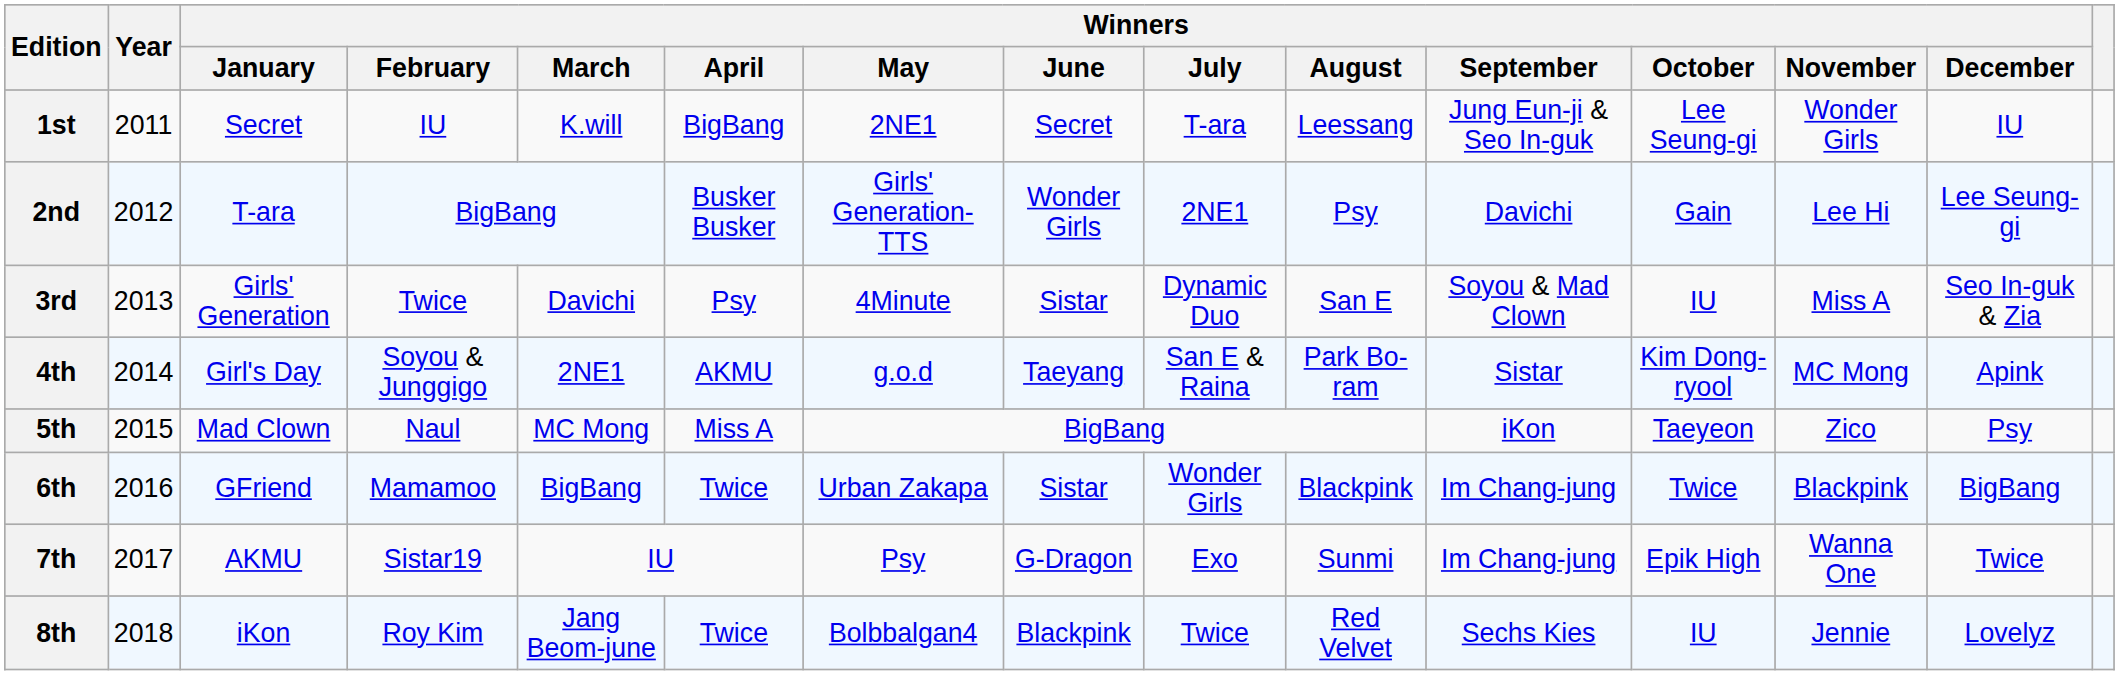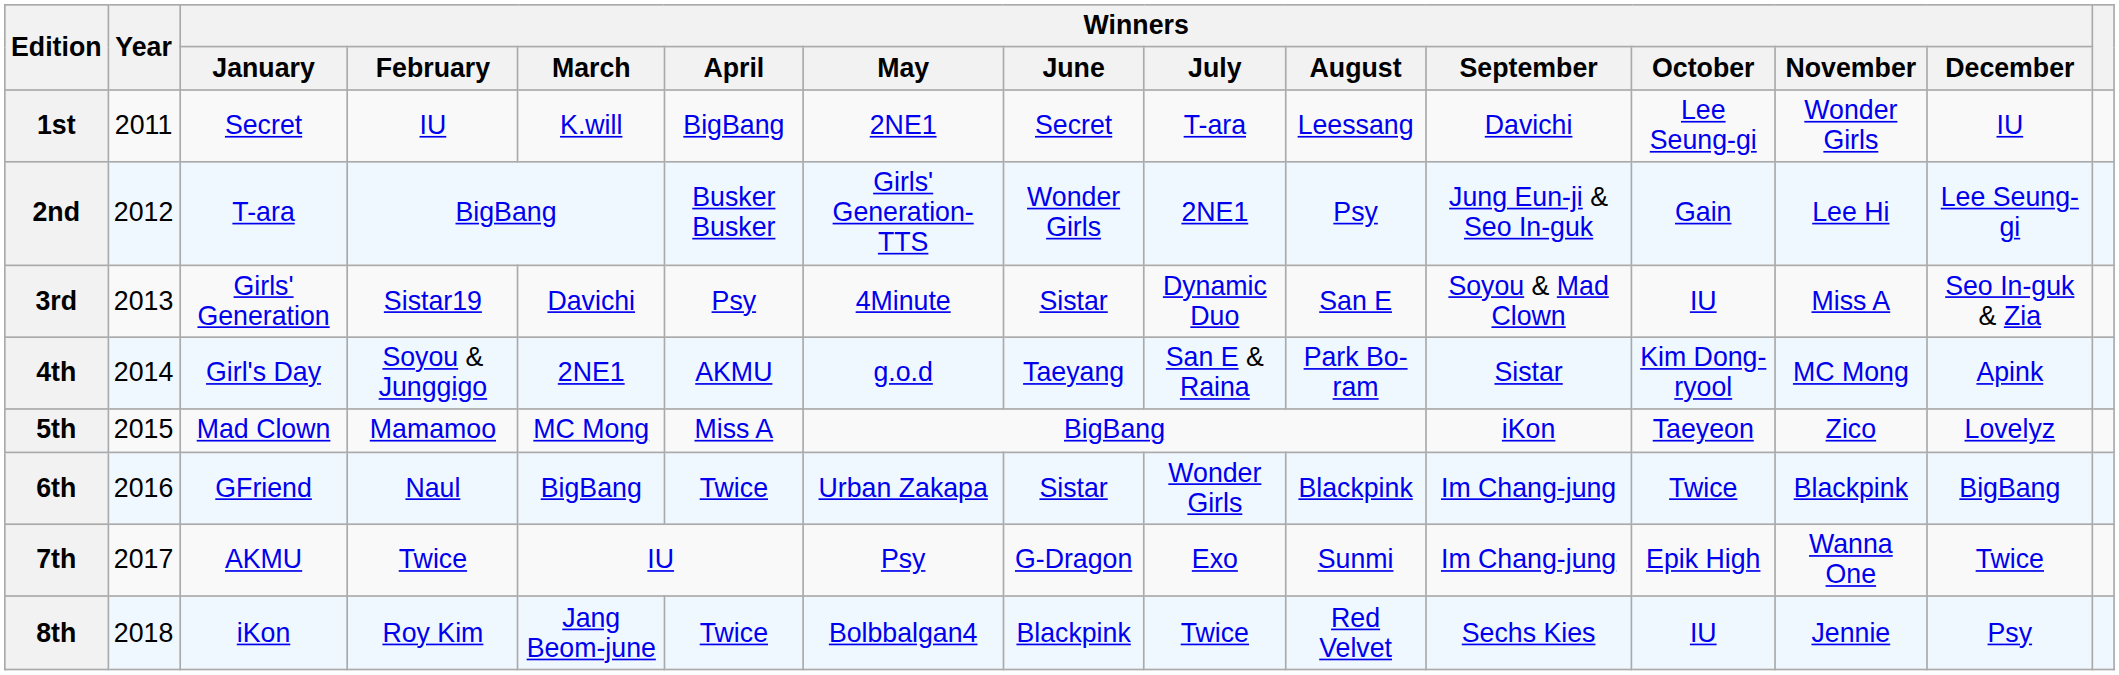(1529, 125) Jung Eun-ji & Seo In-guk -> (1529, 125) Davichi
(1529, 212) Davichi -> (1529, 212) Jung Eun-ji & Seo In-guk
(433, 300) Twice -> (433, 300) Sistar19
(433, 430) Naul -> (433, 430) Mamamoo
(2010, 430) Psy -> (2010, 430) Lovelyz
(433, 487) Mamamoo -> (433, 487) Naul
(433, 560) Sistar19 -> (433, 560) Twice
(2010, 632) Lovelyz -> (2010, 632) Psy
